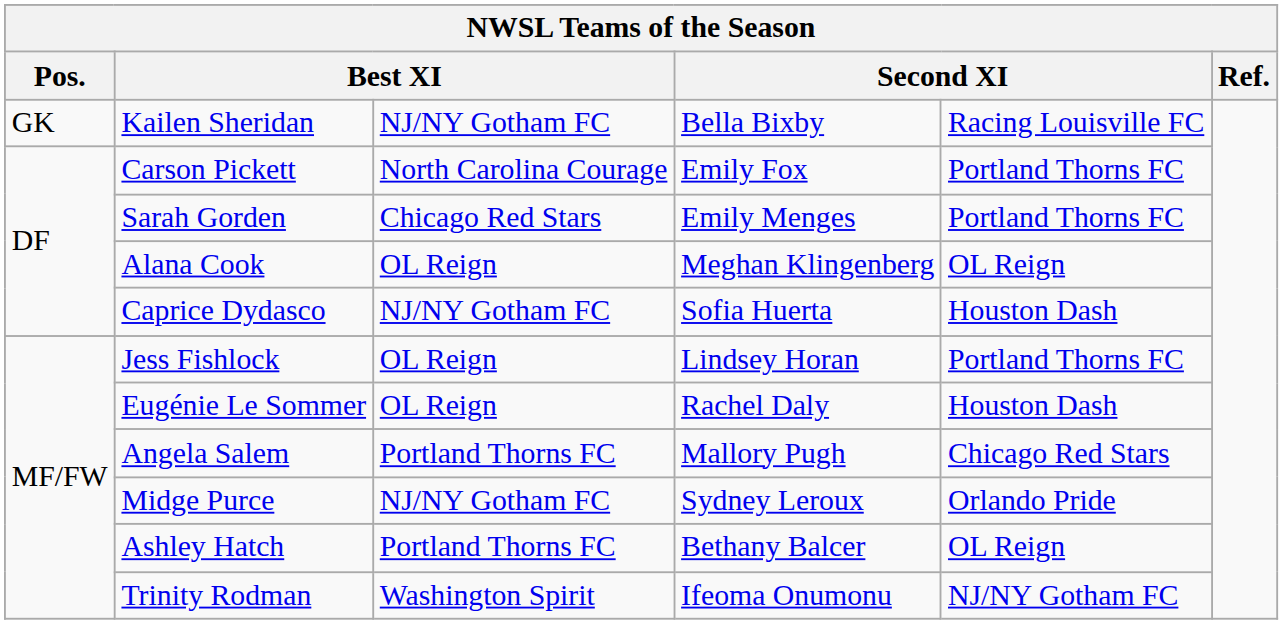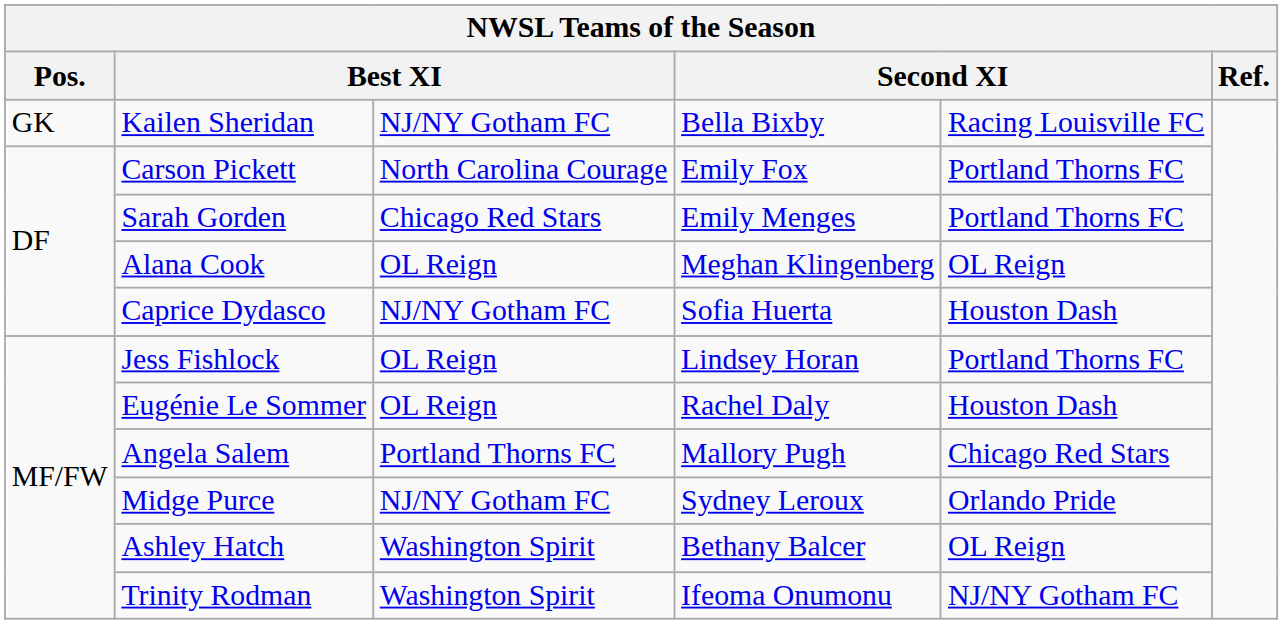(498, 547) Portland Thorns FC -> (487, 547) Washington Spirit
